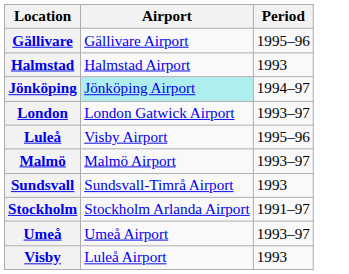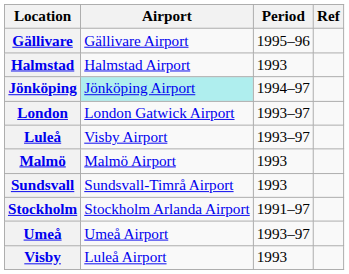+ column: (328, 16)
(283, 137) 1995–96 -> (283, 137) 1993–97
(283, 161) 1993–97 -> (272, 161) 1993
